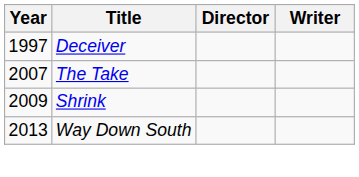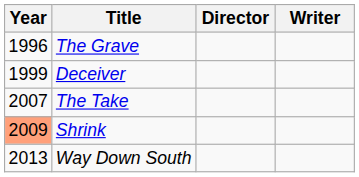+ row: (97, 46)
(28, 46) 1997 -> (28, 74) 1999
(28, 102) no background -> (28, 130) lightsalmon background
